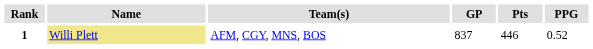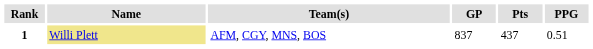(510, 34) 446 -> (510, 34) 437
(557, 34) 0.52 -> (557, 34) 0.51
